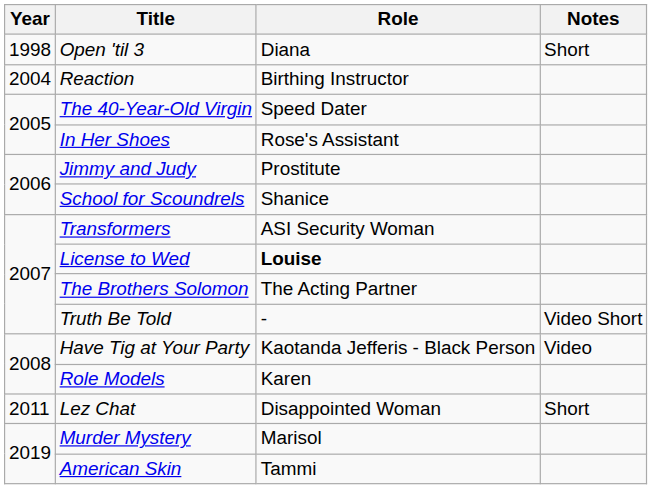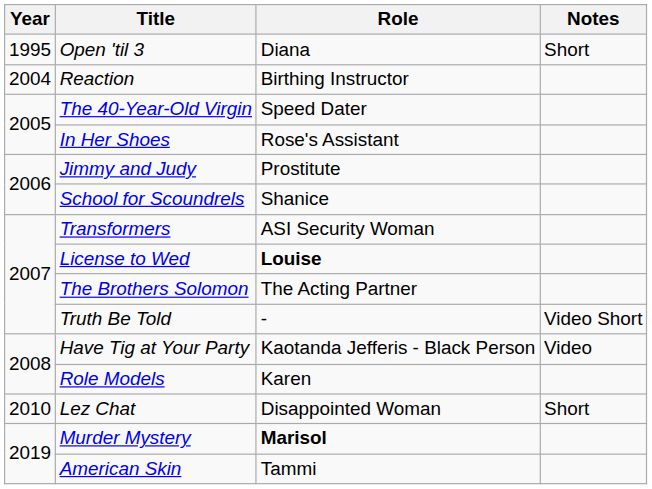(30, 49) 1998 -> (30, 49) 1995
(29, 408) 2011 -> (30, 408) 2010
(291, 438) normal -> (294, 438) bold
